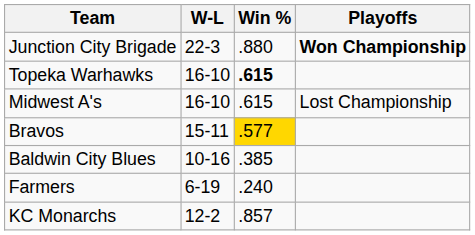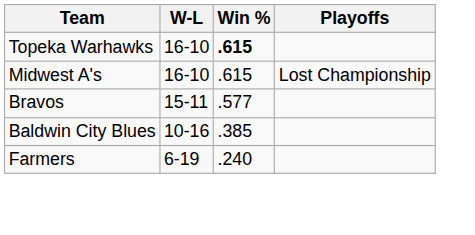- row: (93, 46)
(256, 131) gold background -> (235, 103) no background
- row: (62, 215)
